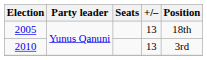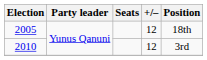(151, 30) 13 -> (151, 30) 12
(151, 47) 13 -> (151, 47) 12
